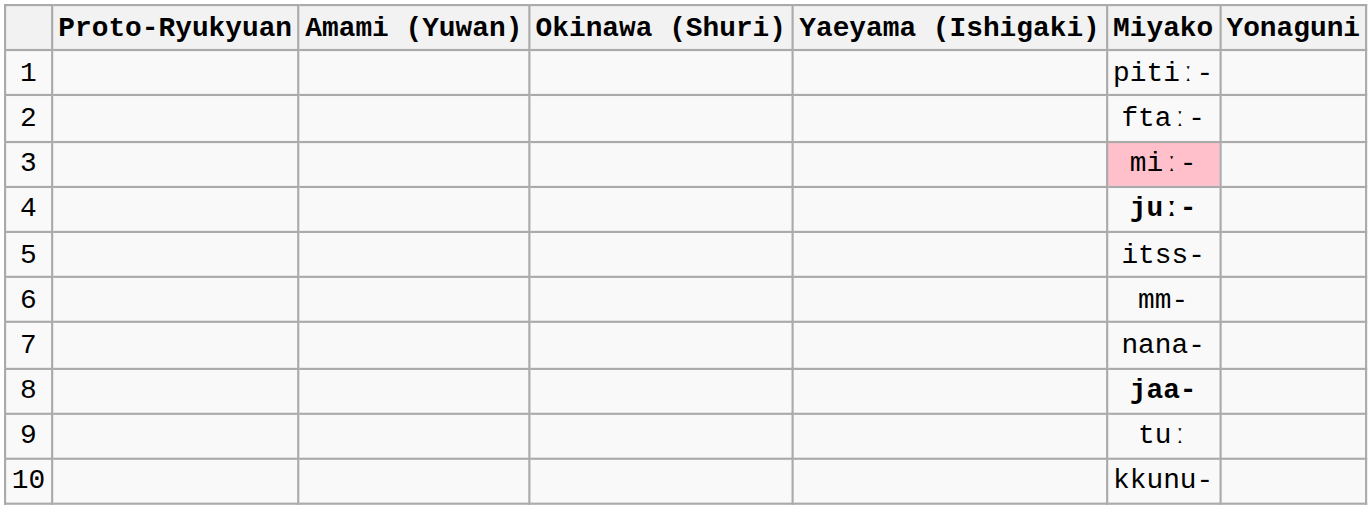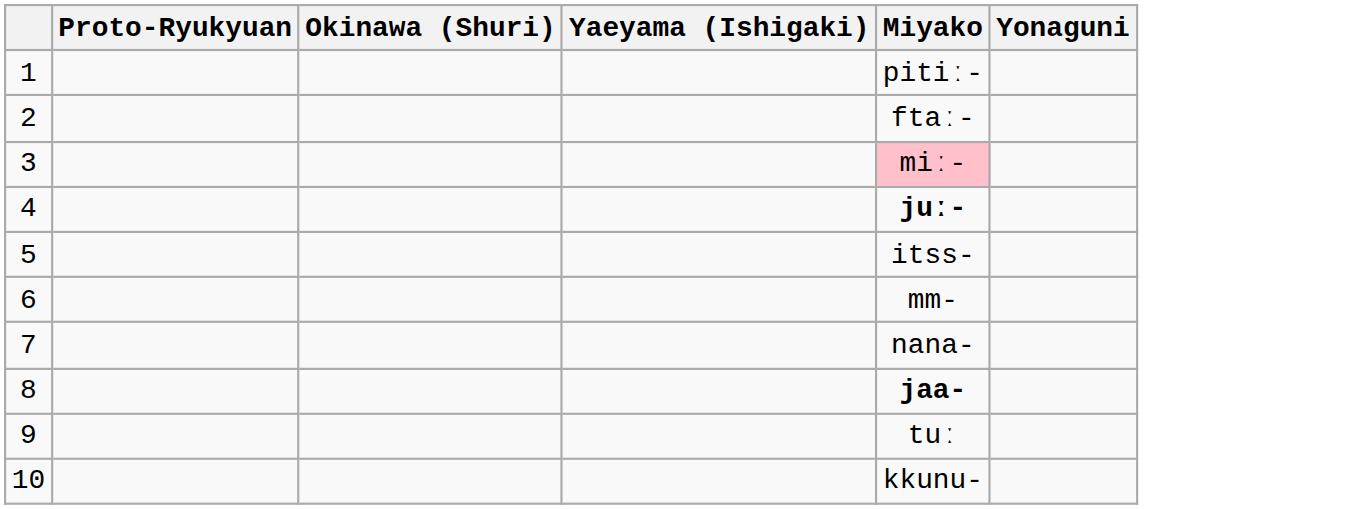- column: (414, 28)
